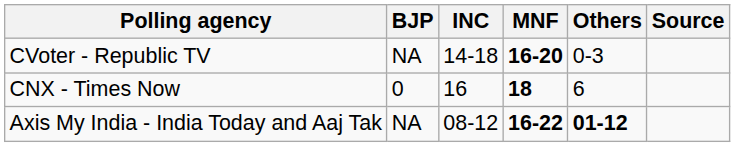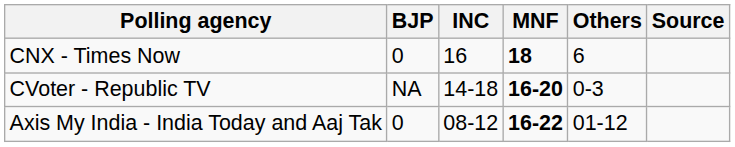rows swapped: (110, 55) <-> (95, 89)
(407, 123) NA -> (398, 123) 0
(600, 123) bold -> (600, 123) normal
